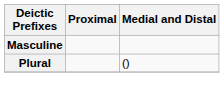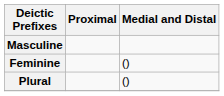+ row: (35, 63)
